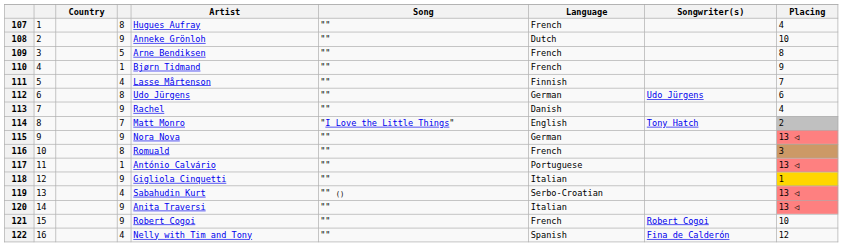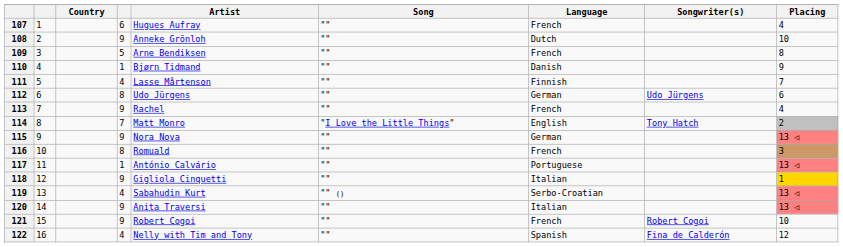(122, 25) 8 -> (122, 25) 6
(546, 67) French -> (546, 67) Danish
(546, 109) Danish -> (546, 109) French
